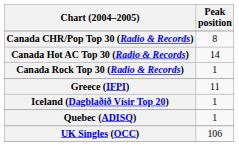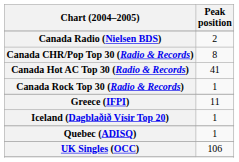+ row: (100, 39)
(215, 54) 14 -> (215, 70) 41
